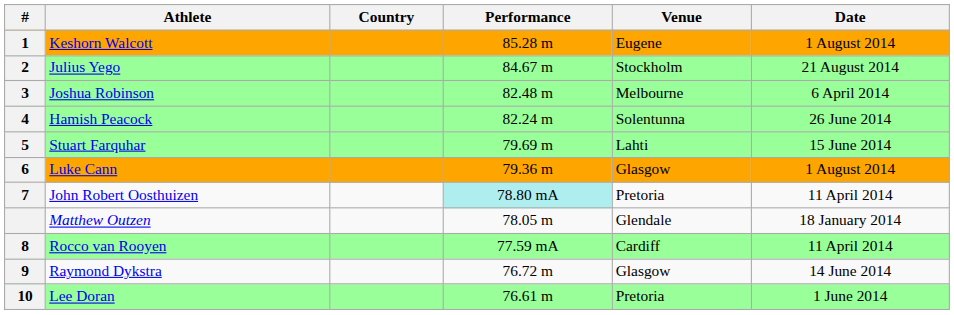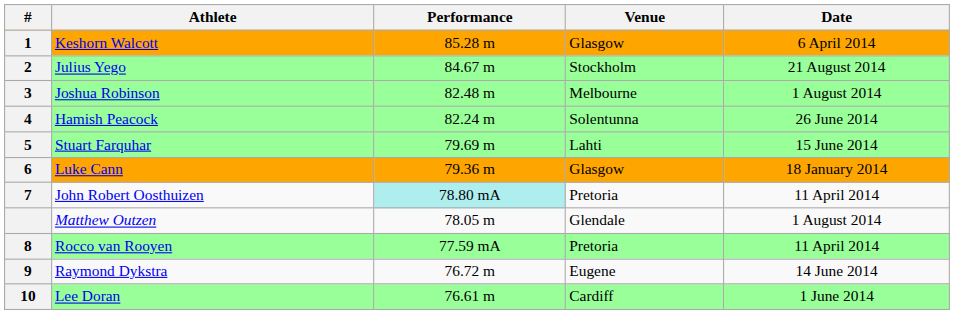- column: (386, 17)
(639, 43) Eugene -> (597, 43) Glasgow
(850, 43) 1 August 2014 -> (837, 43) 6 April 2014
(850, 93) 6 April 2014 -> (837, 93) 1 August 2014
(850, 170) 1 August 2014 -> (837, 170) 18 January 2014
(850, 220) 18 January 2014 -> (837, 220) 1 August 2014
(638, 246) Cardiff -> (594, 246) Pretoria
(643, 271) Glasgow -> (592, 271) Eugene
(640, 297) Pretoria -> (591, 297) Cardiff
